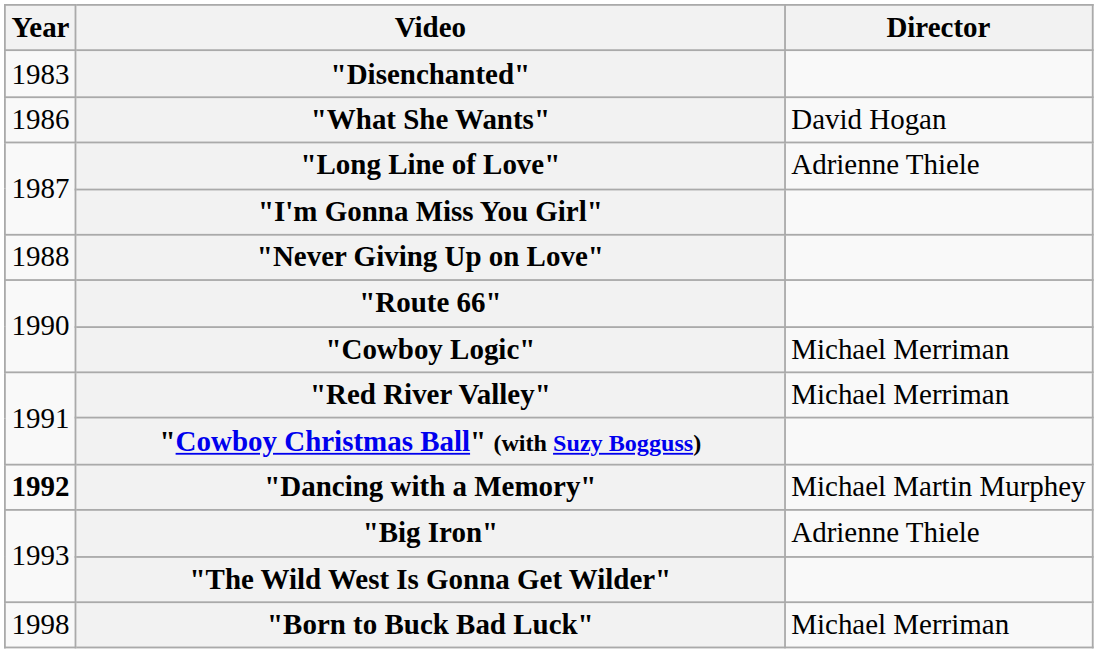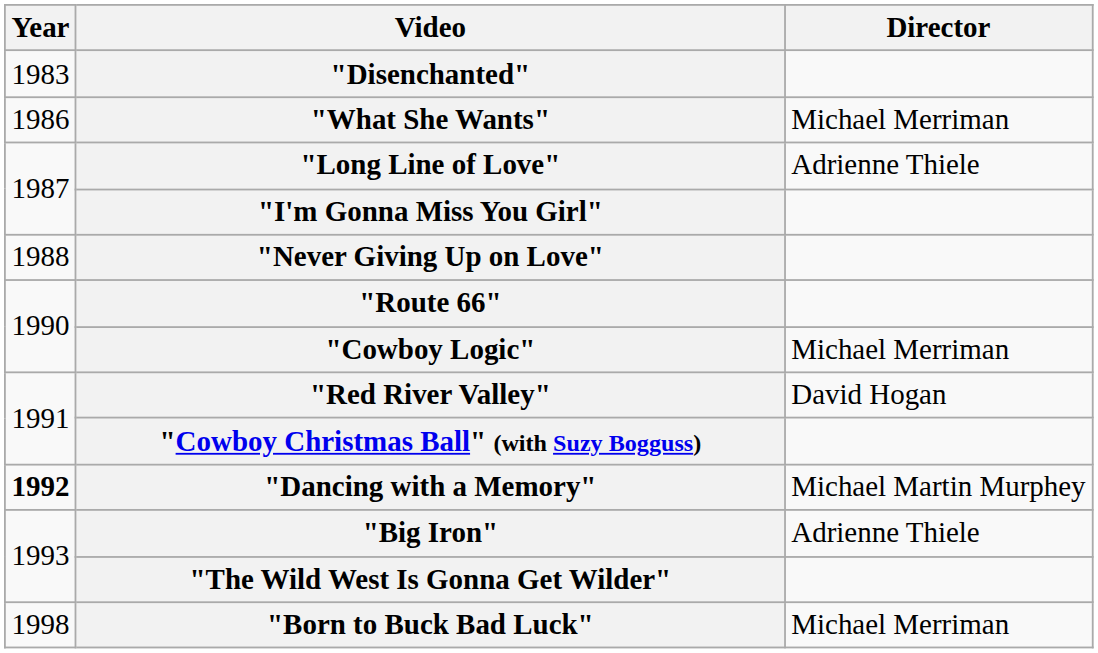(869, 119) David Hogan -> (900, 119) Michael Merriman
(900, 394) Michael Merriman -> (869, 394) David Hogan
